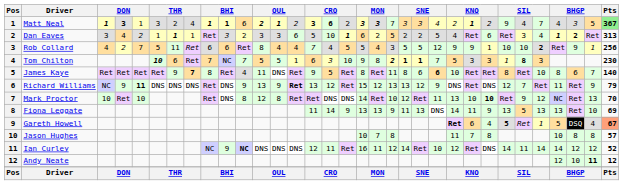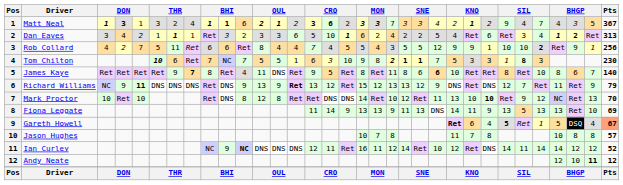(610, 23) lightgreen background -> (610, 23) no background
(393, 36) 5 -> (393, 36) 4
